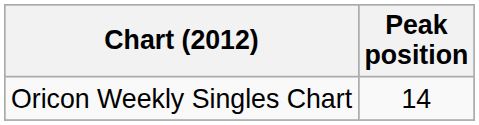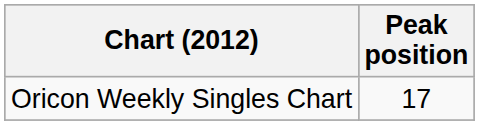(416, 98) 14 -> (416, 98) 17
